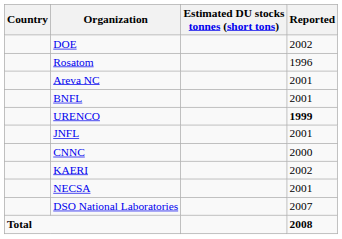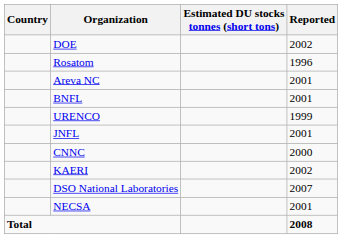(301, 116) bold -> (301, 116) normal
rows swapped: (72, 188) <-> (116, 206)
